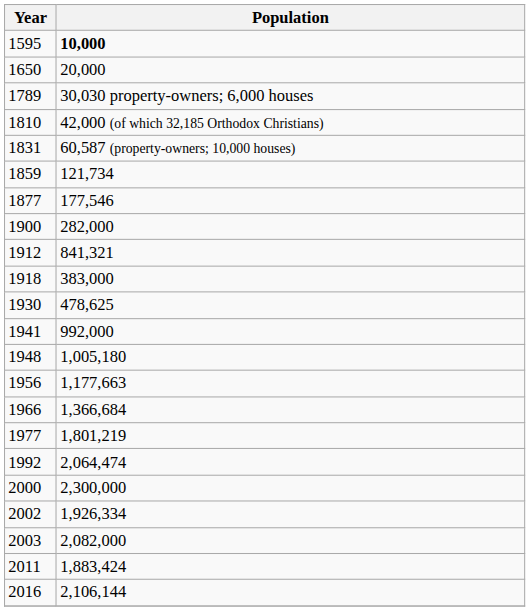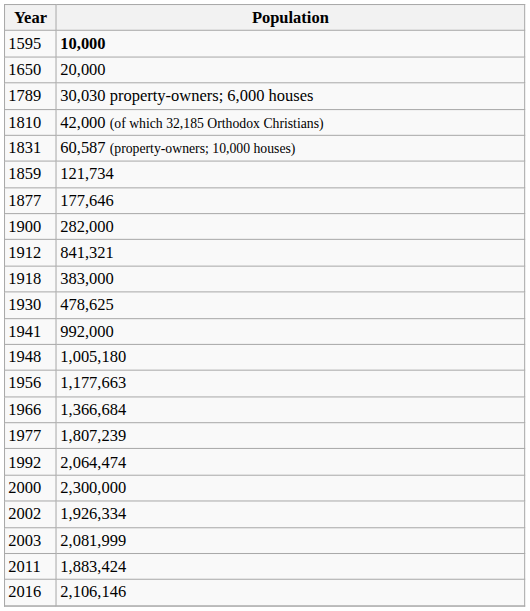(87, 200) 177,546 -> (87, 200) 177,646
(93, 435) 1,801,219 -> (93, 435) 1,807,239
(93, 540) 2,082,000 -> (93, 540) 2,081,999
(93, 592) 2,106,144 -> (93, 592) 2,106,146
